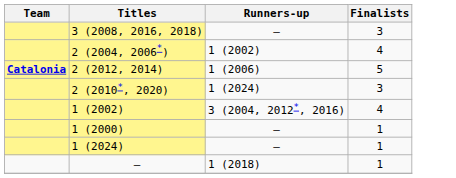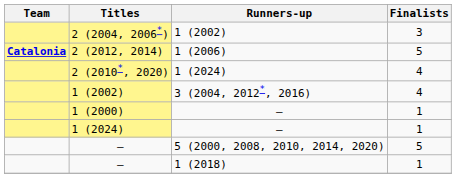- row: (137, 31)
(380, 50) 4 -> (419, 33) 3
(380, 89) 3 -> (419, 71) 4
+ row: (120, 146)
